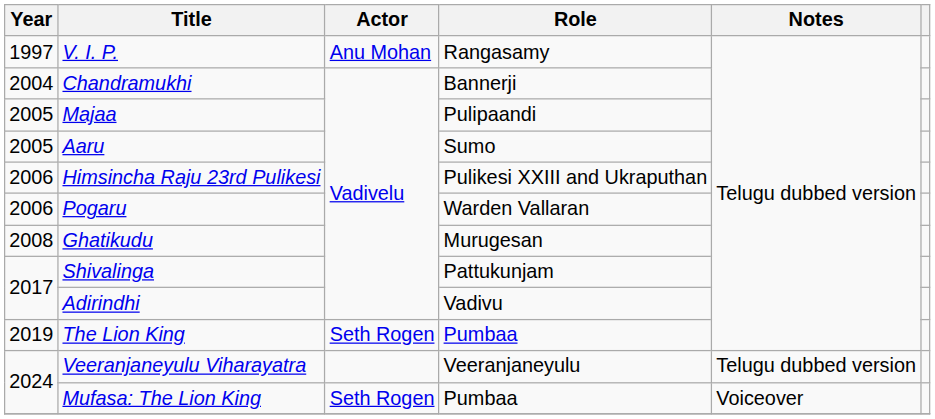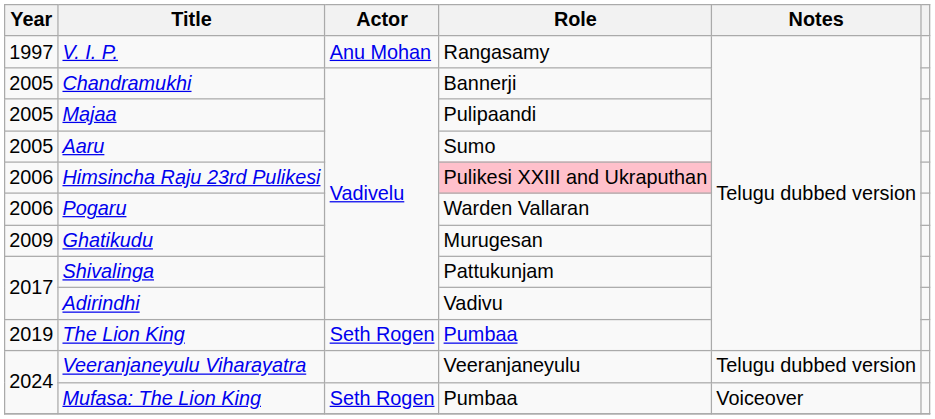(31, 83) 2004 -> (31, 83) 2005
(575, 177) no background -> (575, 177) pink background
(31, 240) 2008 -> (31, 240) 2009
